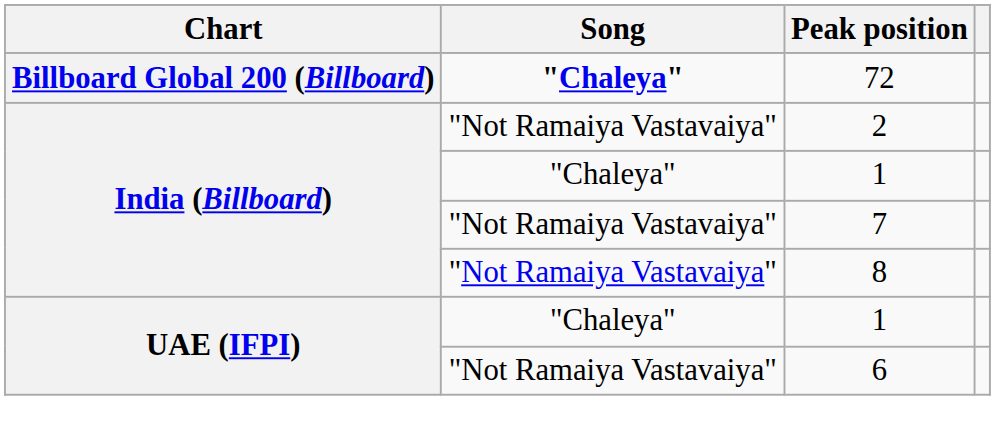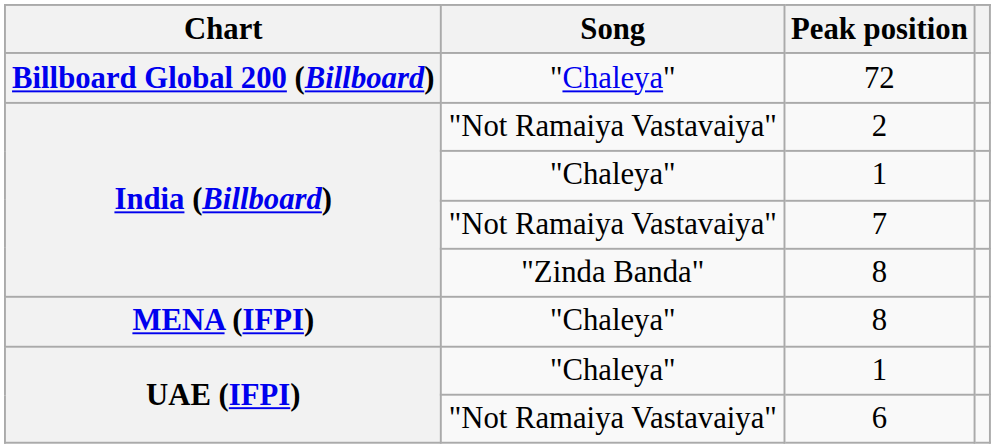(613, 77) bold -> (613, 77) normal
(613, 272) "Not Ramaiya Vastavaiya" -> (613, 272) "Zinda Banda"
+ row: (223, 321)
